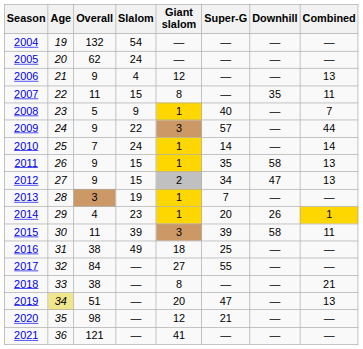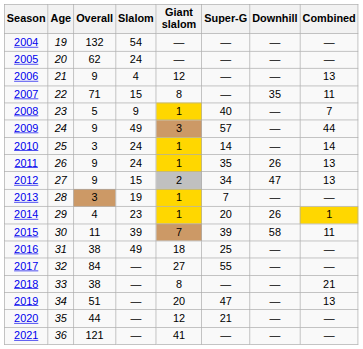(95, 94) 11 -> (95, 94) 71
(136, 128) 22 -> (136, 128) 49
(95, 146) 7 -> (95, 146) 3
(136, 163) 15 -> (136, 163) 24
(275, 163) 58 -> (275, 163) 26
(179, 232) 3 -> (179, 232) 7
(61, 301) khaki background -> (61, 301) no background
(95, 318) 98 -> (95, 318) 44
